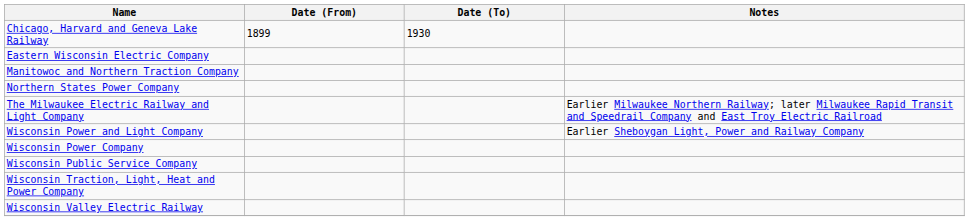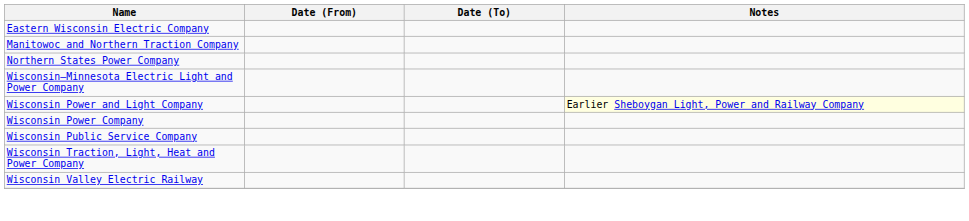- row: (102, 34)
- row: (108, 110)
+ row: (120, 83)
(715, 132) no background -> (715, 104) lightyellow background
